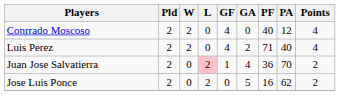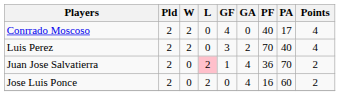(286, 30) 12 -> (286, 30) 17
(227, 47) 4 -> (227, 47) 3
(268, 47) 71 -> (268, 47) 70
(248, 82) 5 -> (248, 82) 4
(286, 82) 62 -> (286, 82) 60
